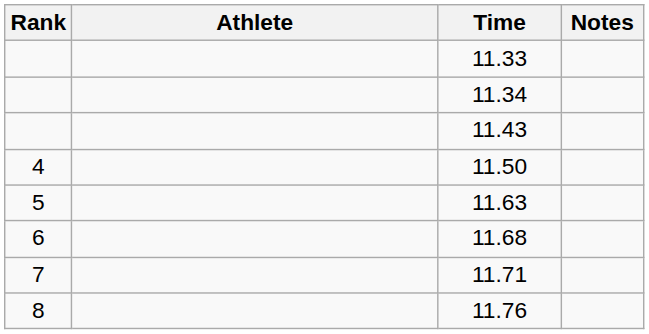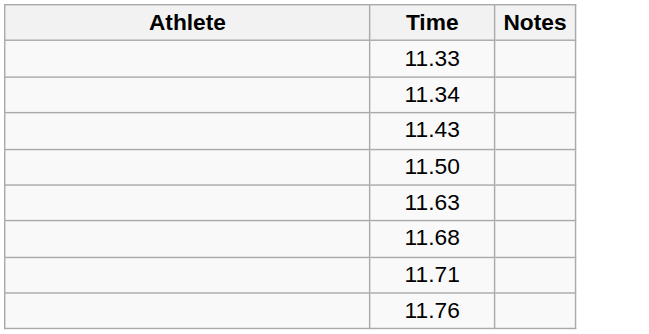- column: (38, 22)
